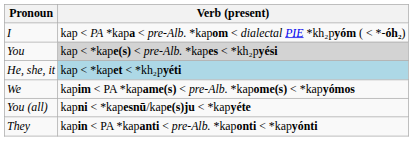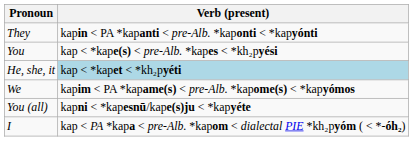rows swapped: (9, 32) <-> (19, 126)
(169, 51) lightgrey background -> (169, 51) no background
